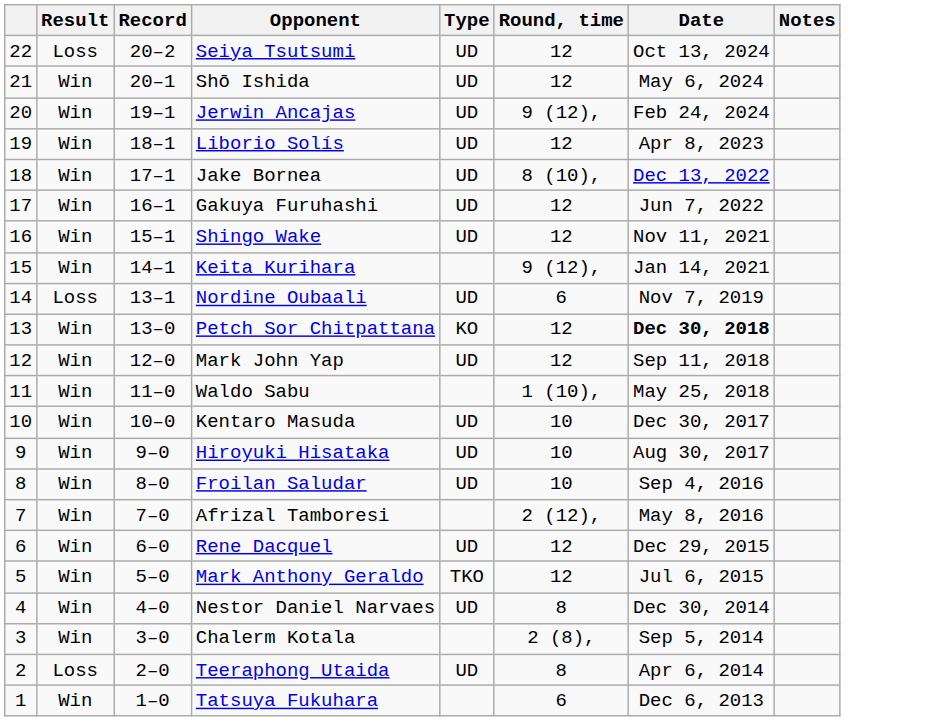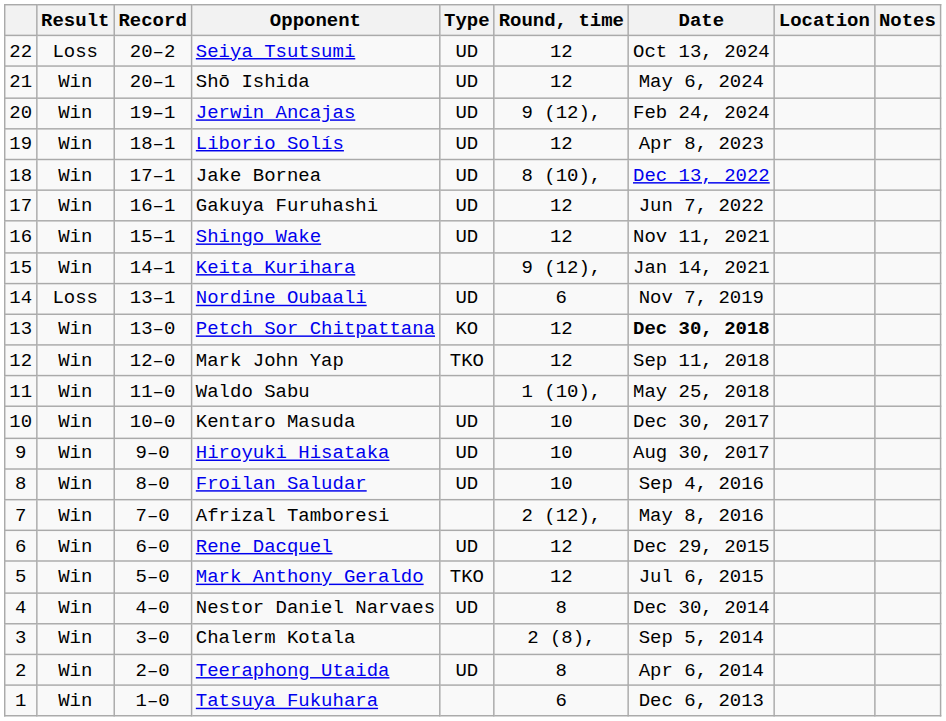+ column: (824, 20)
(467, 360) UD -> (467, 360) TKO
(75, 670) Loss -> (75, 670) Win
